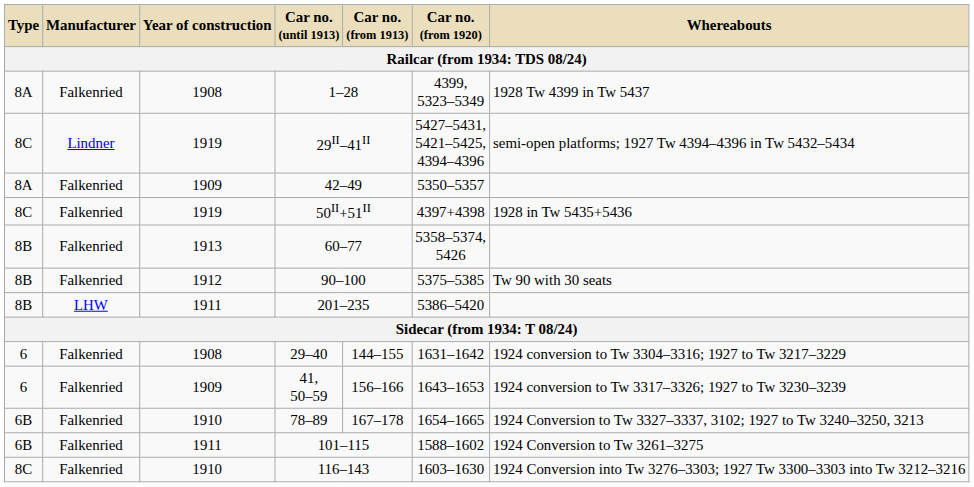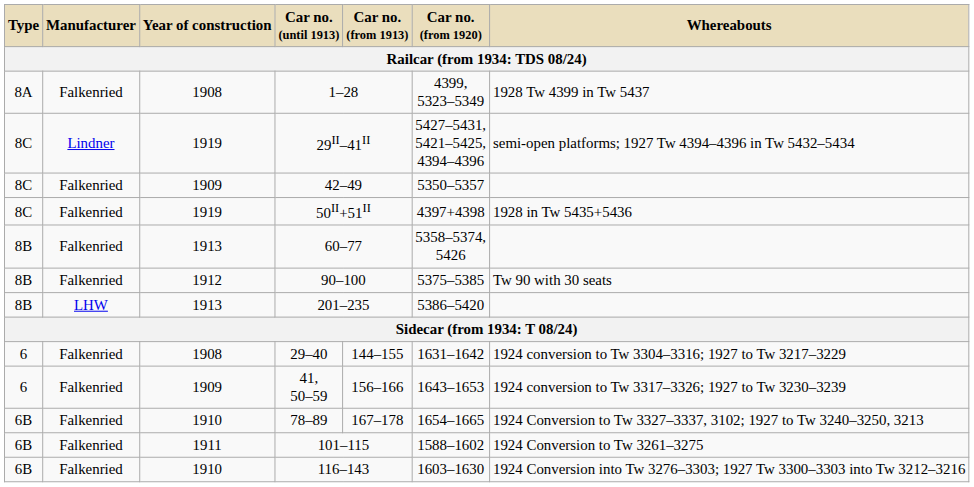(24, 185) 8A -> (24, 185) 8C
(207, 304) 1911 -> (207, 304) 1913
(24, 469) 8C -> (24, 469) 6B
